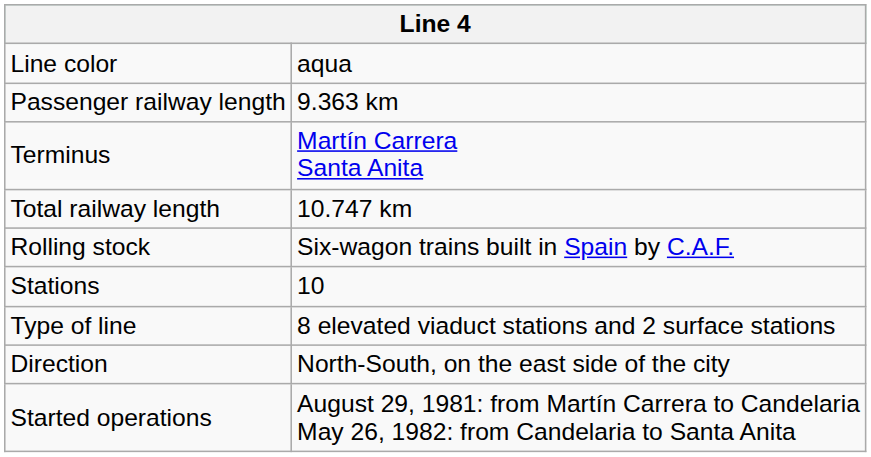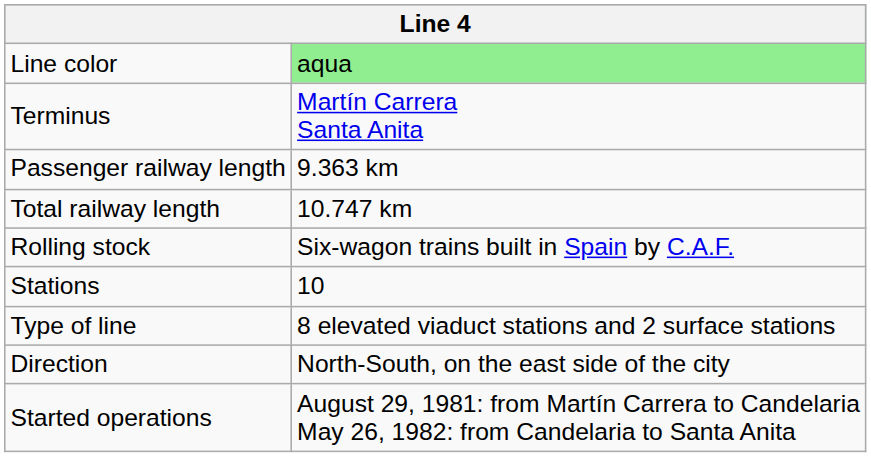(325, 63) no background -> (325, 63) lightgreen background
rows swapped: (60, 155) <-> (148, 102)
